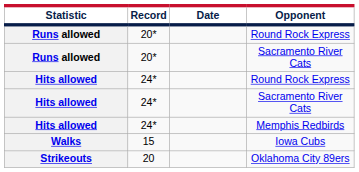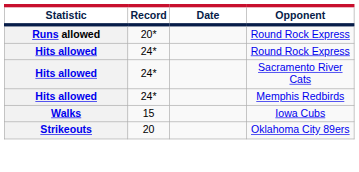- row: (66, 57)
